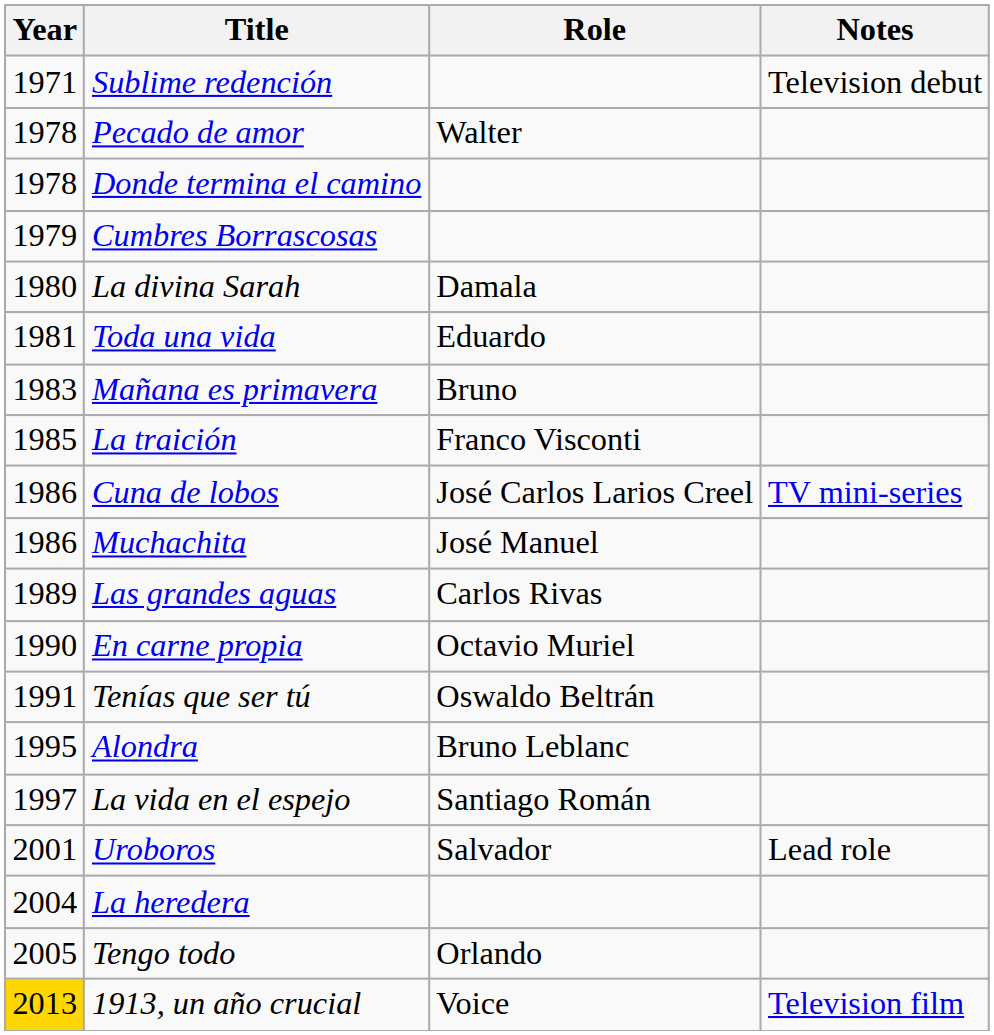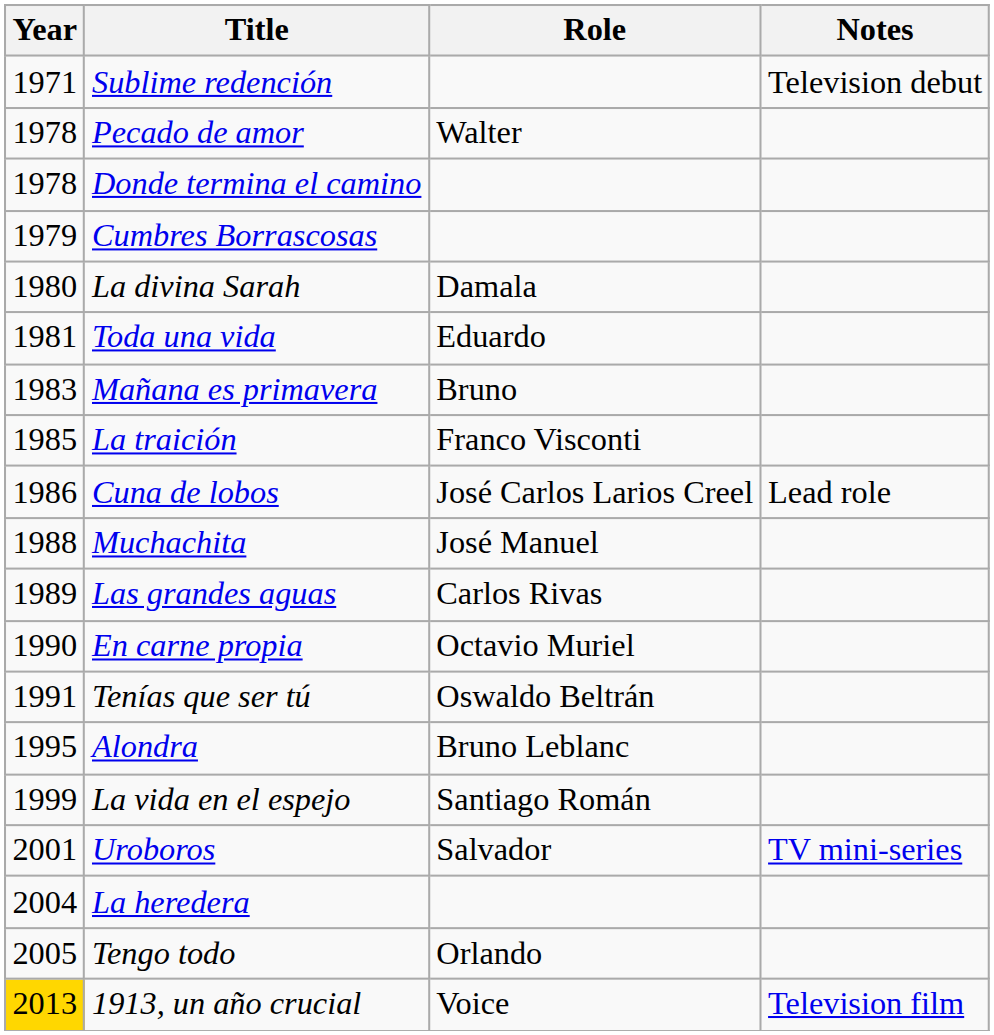(865, 491) TV mini-series -> (830, 491) Lead role
(45, 542) 1986 -> (45, 542) 1988
(45, 798) 1997 -> (45, 798) 1999
(830, 850) Lead role -> (865, 850) TV mini-series
